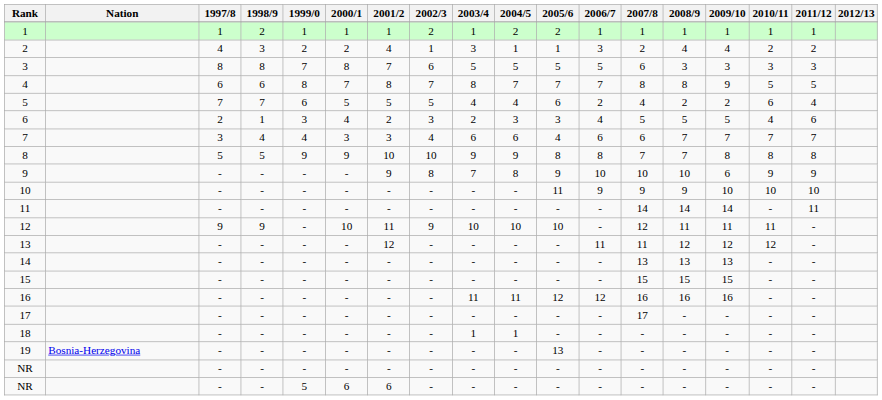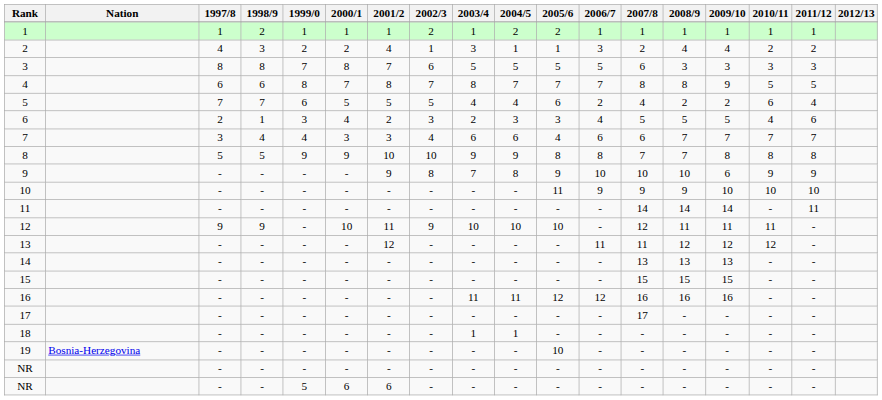(558, 350) 13 -> (558, 350) 10
